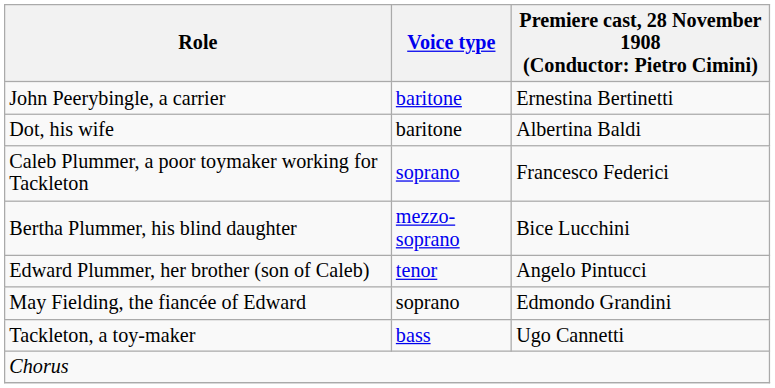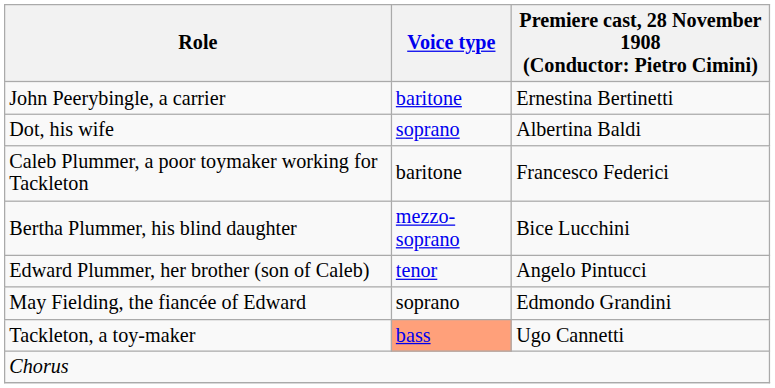(429, 129) baritone -> (428, 129) soprano
(428, 173) soprano -> (429, 173) baritone
(413, 335) no background -> (413, 335) lightsalmon background
